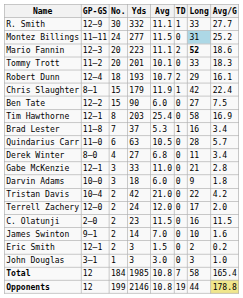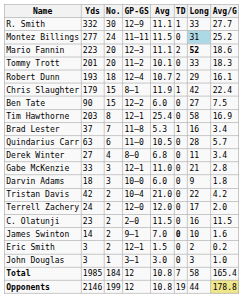columns swapped: (95, 11) <-> (139, 11)
(178, 234) normal -> (178, 234) bold
